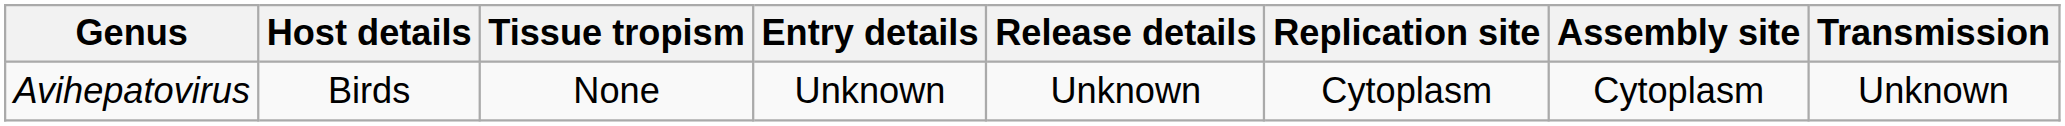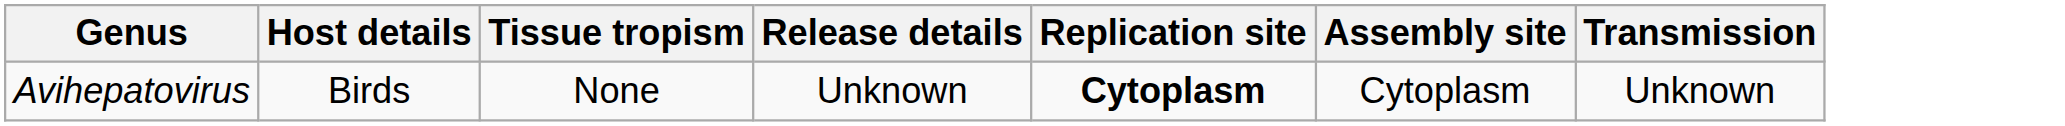- column: (870, 33)
(1407, 90) normal -> (1173, 90) bold
